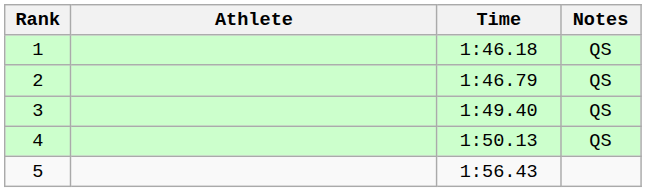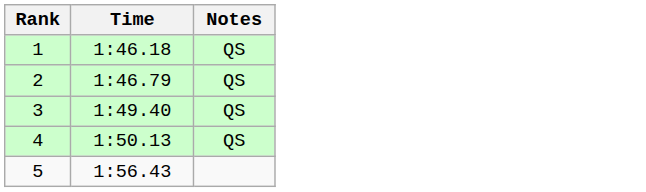- column: (254, 20)
